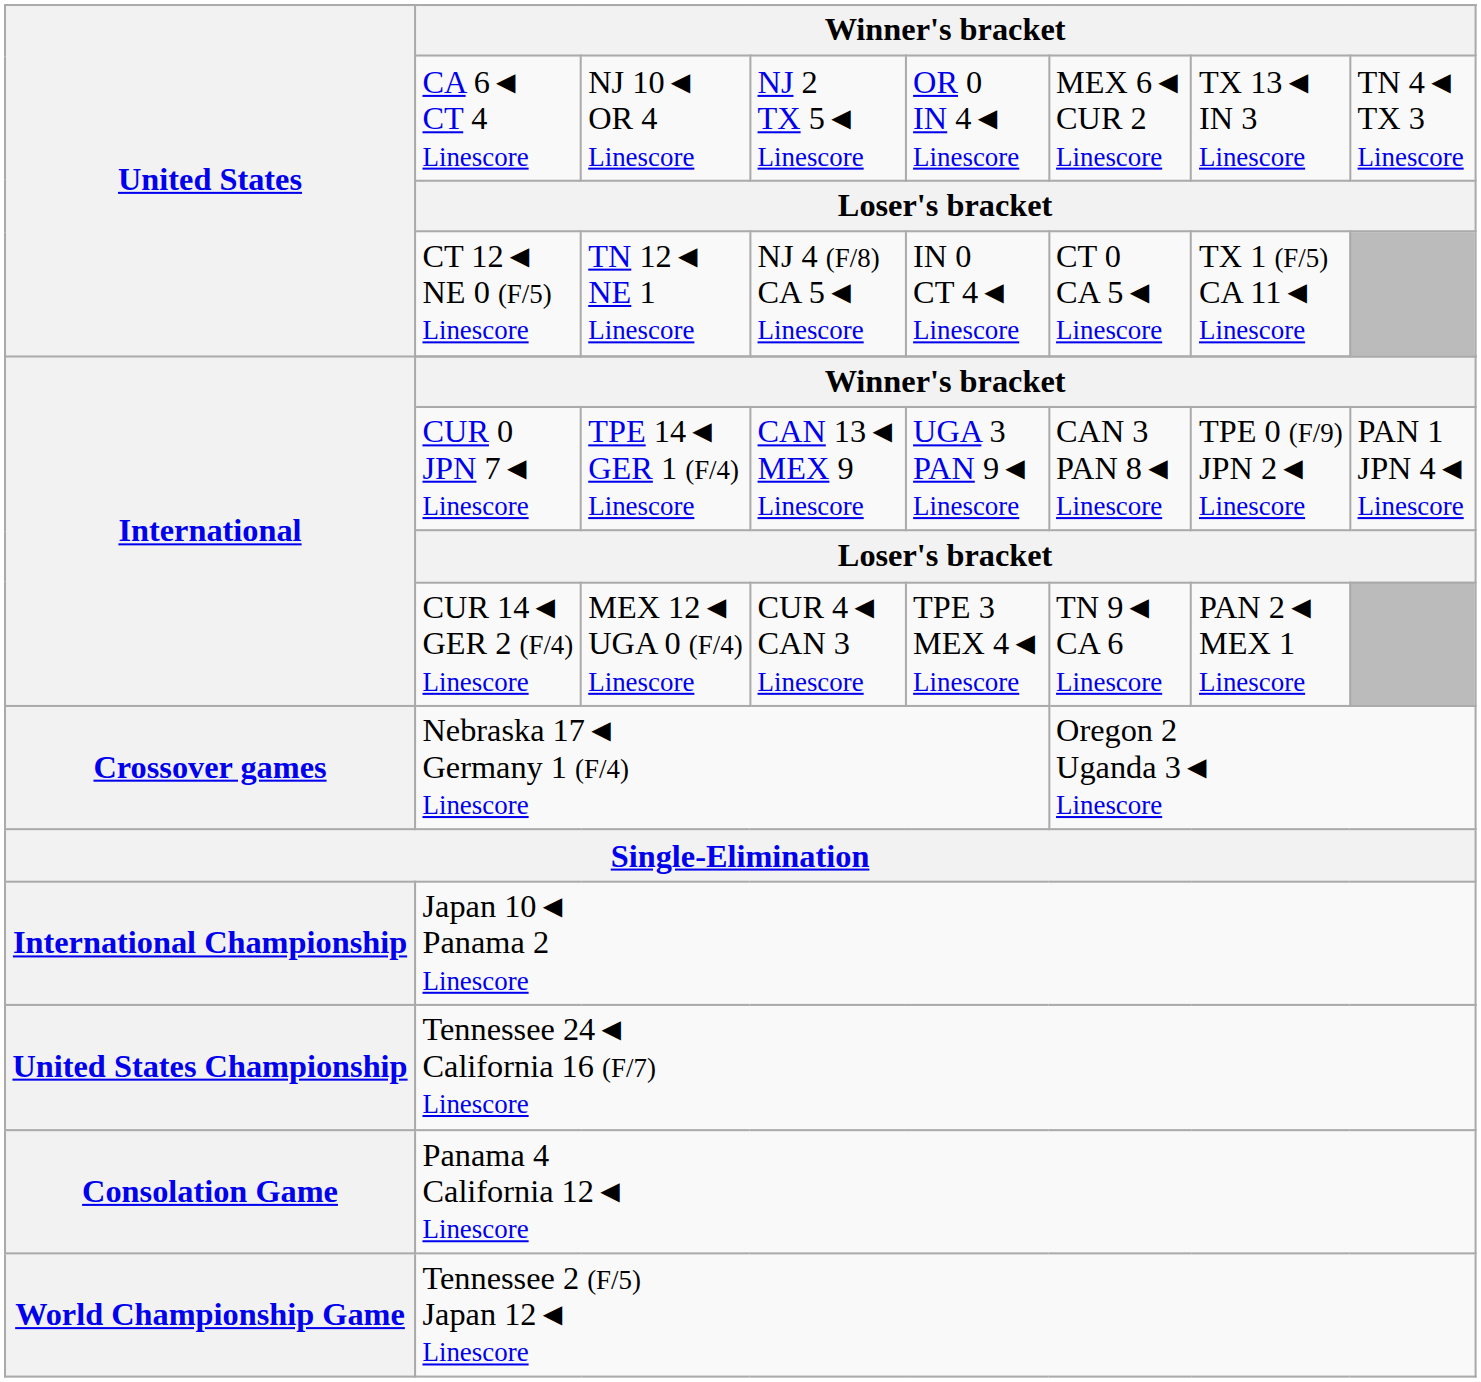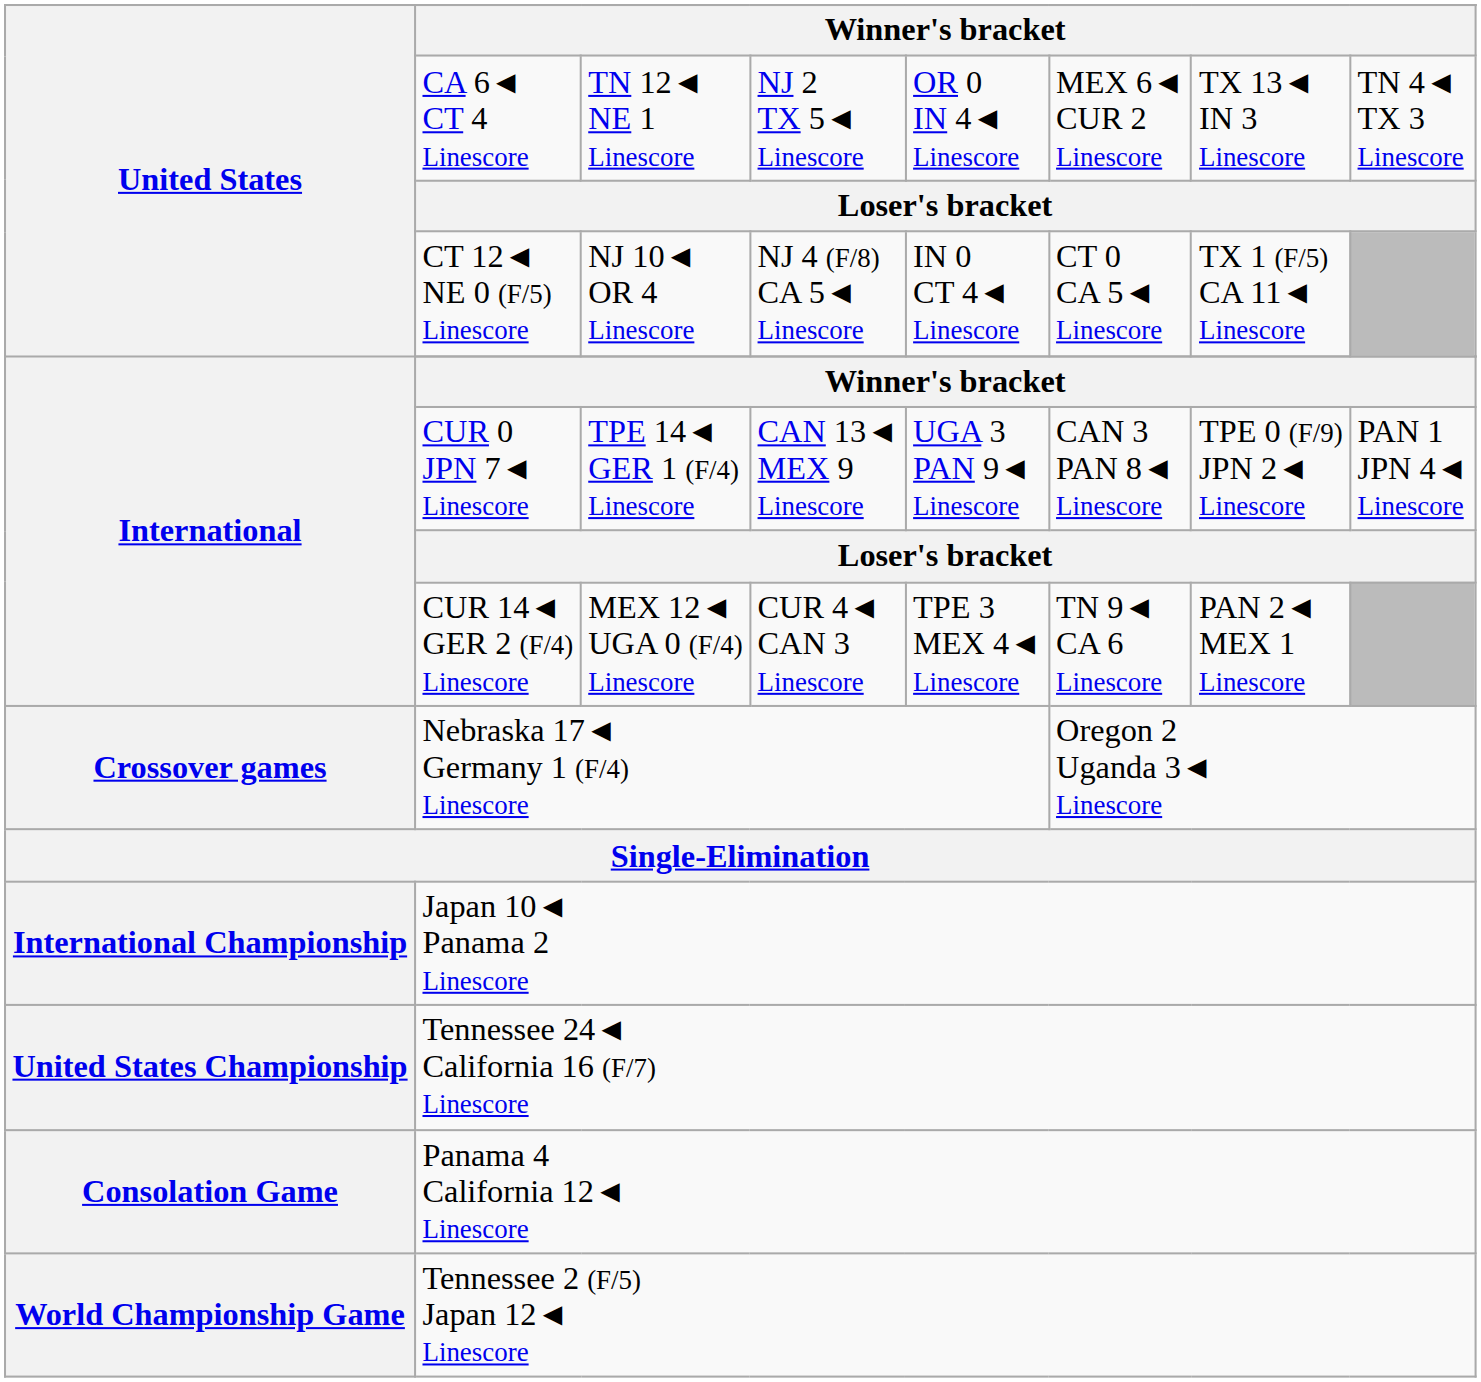(642, 117) NJ 10◄ OR 4 Linescore -> (646, 117) TN 12◄ NE 1 Linescore
(646, 292) TN 12◄ NE 1 Linescore -> (642, 292) NJ 10◄ OR 4 Linescore
